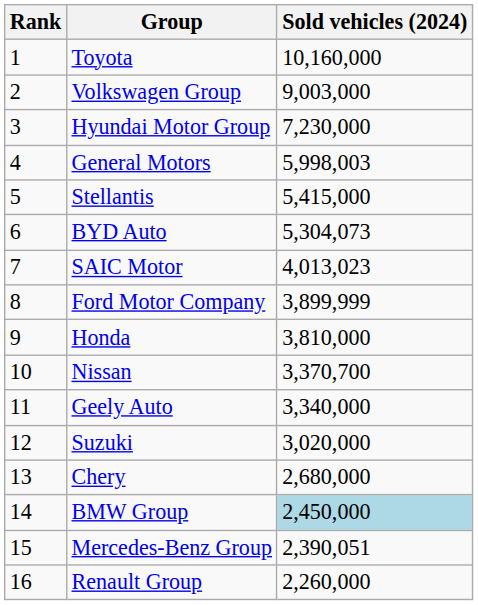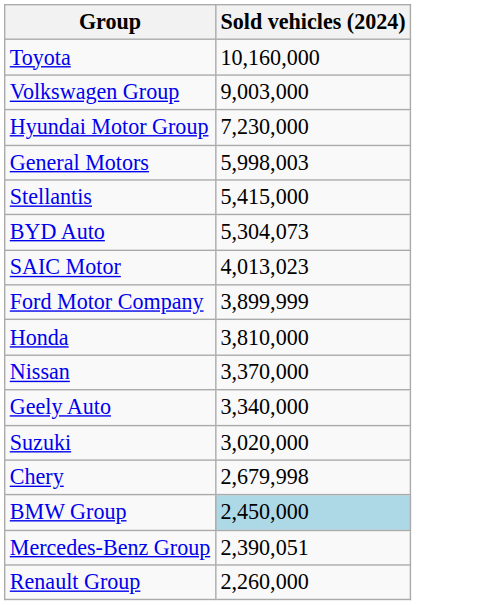- column: (36, 22)
(326, 372) 3,370,700 -> (265, 372) 3,370,000
(326, 477) 2,680,000 -> (265, 477) 2,679,998
